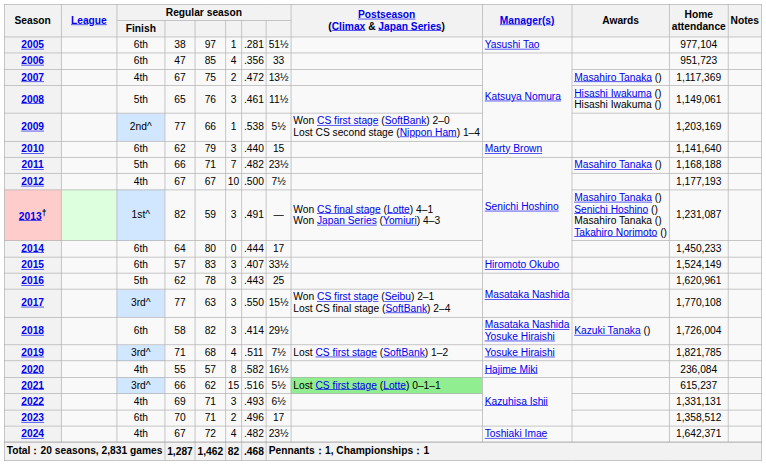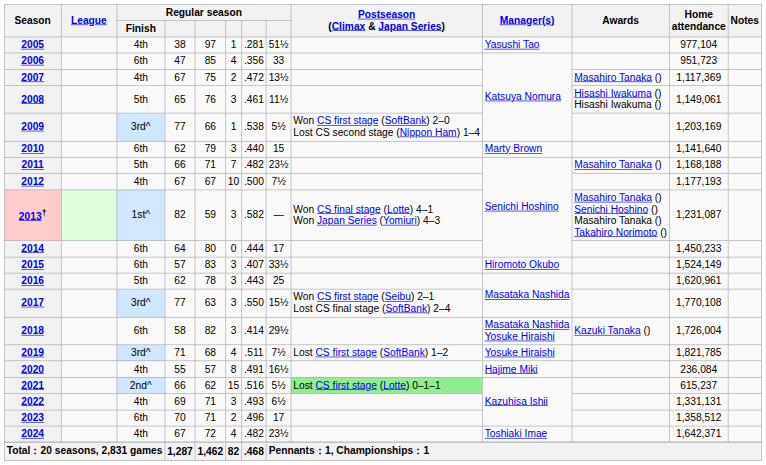(141, 45) 6th -> (141, 45) 4th
(141, 127) 2nd^ -> (141, 127) 3rd^
(254, 215) .491 -> (254, 215) .582
(254, 369) .582 -> (254, 369) .491
(141, 385) 3rd^ -> (141, 385) 2nd^
